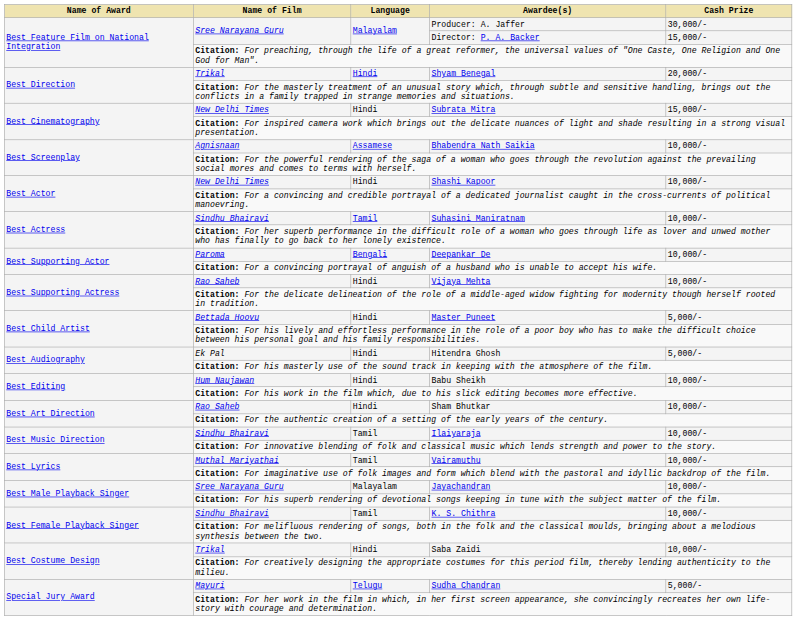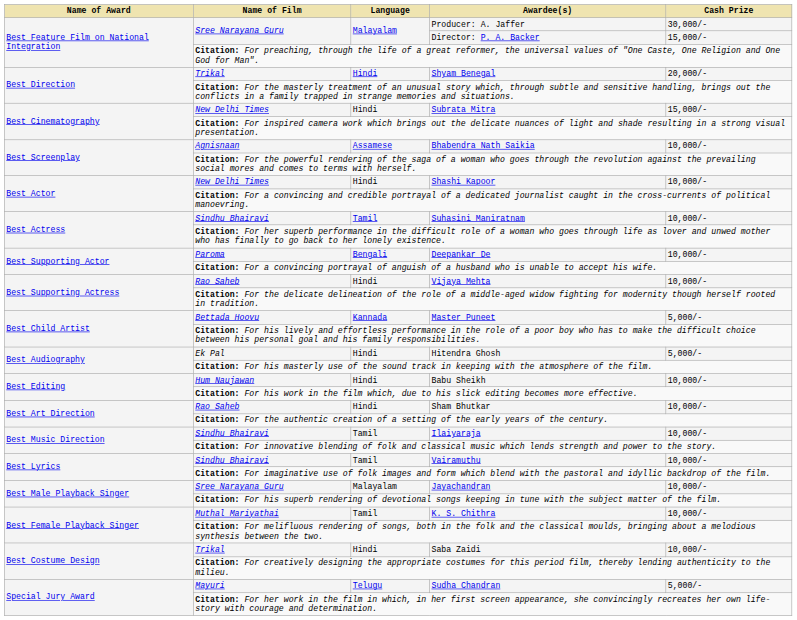(365, 317) Hindi -> (370, 317) Kannada
(237, 460) Muthal Mariyathai -> (232, 460) Sindhu Bhairavi
(232, 514) Sindhu Bhairavi -> (237, 514) Muthal Mariyathai
